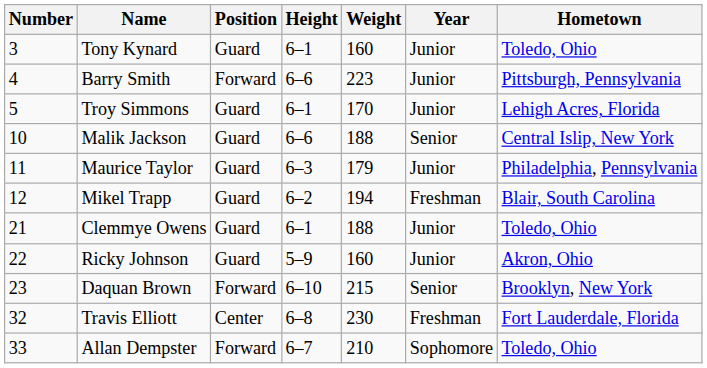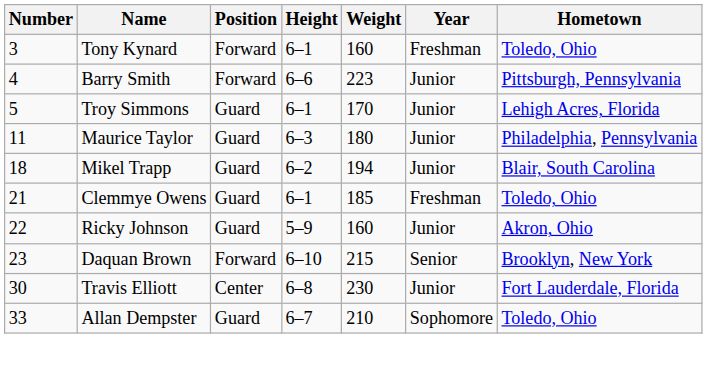(237, 49) Guard -> (245, 49) Forward
(432, 49) Junior -> (445, 49) Freshman
- row: (134, 138)
(360, 168) 179 -> (360, 138) 180
(18, 198) 12 -> (18, 168) 18
(445, 198) Freshman -> (432, 168) Junior
(360, 228) 188 -> (360, 198) 185
(432, 228) Junior -> (445, 198) Freshman
(18, 317) 32 -> (18, 288) 30
(445, 317) Freshman -> (432, 288) Junior
(245, 347) Forward -> (237, 317) Guard
